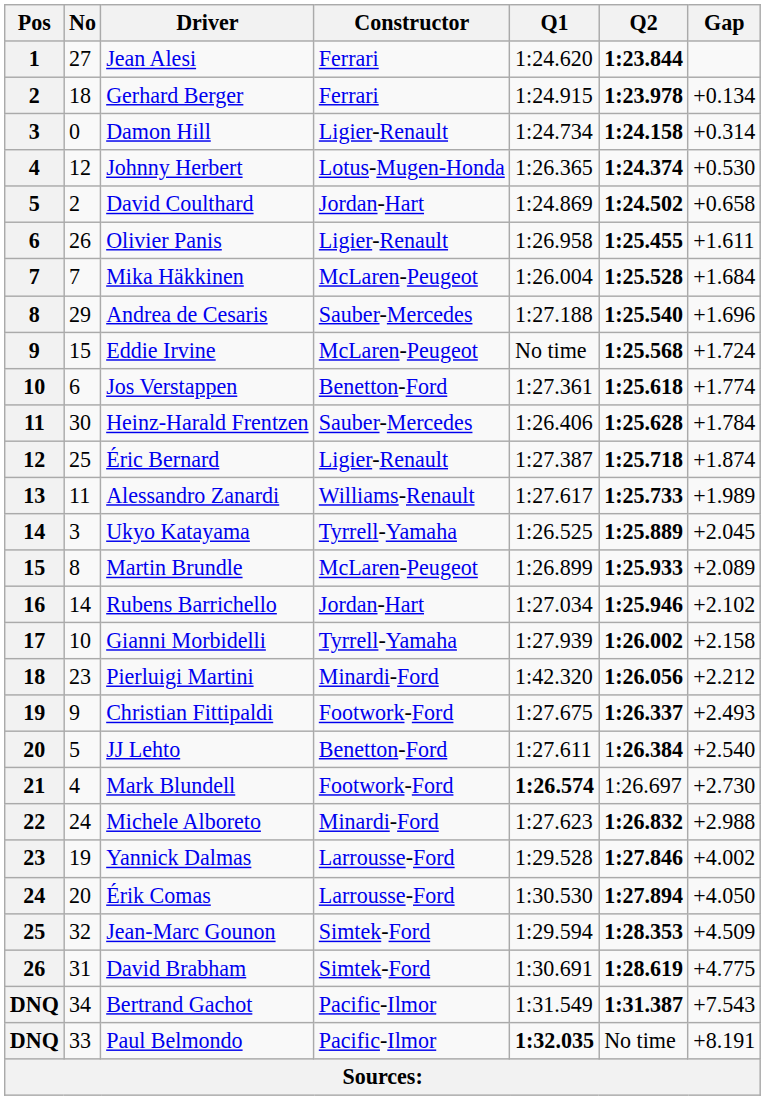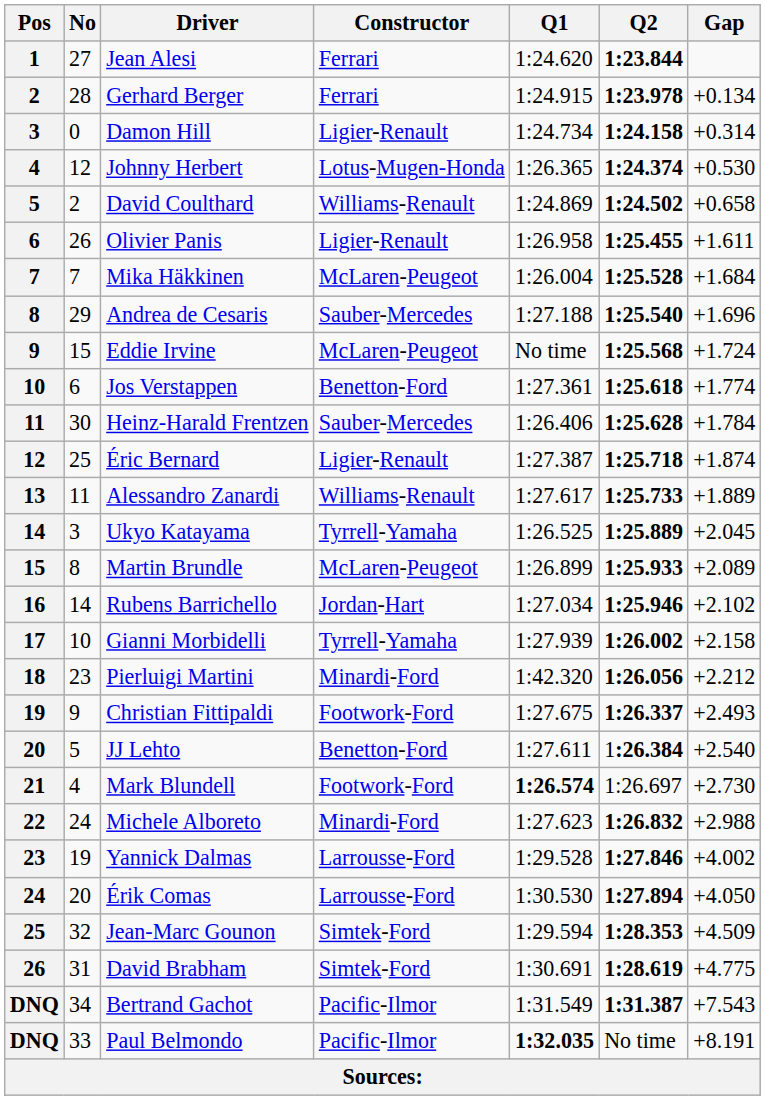(80, 95) 18 -> (80, 95) 28
(371, 204) Jordan-Hart -> (397, 204) Williams-Renault
(724, 495) +1.989 -> (724, 495) +1.889
